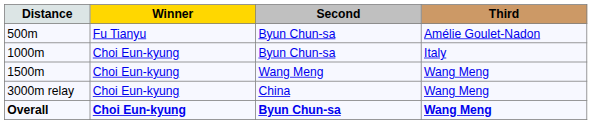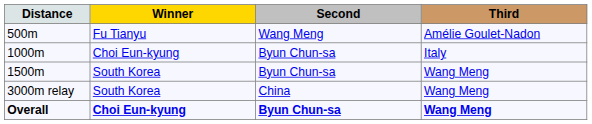(297, 33) Byun Chun-sa -> (291, 33) Wang Meng
(136, 72) Choi Eun-kyung -> (127, 72) South Korea
(291, 72) Wang Meng -> (297, 72) Byun Chun-sa
(136, 91) Choi Eun-kyung -> (127, 91) South Korea
